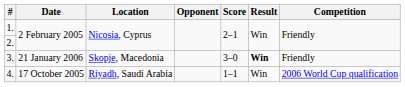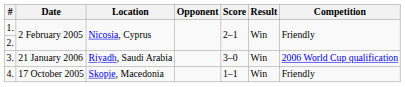(126, 58) Skopje, Macedonia -> (130, 58) Riyadh, Saudi Arabia
(259, 58) bold -> (259, 58) normal
(298, 58) Friendly -> (340, 58) 2006 World Cup qualification
(130, 74) Riyadh, Saudi Arabia -> (126, 74) Skopje, Macedonia
(340, 74) 2006 World Cup qualification -> (298, 74) Friendly
